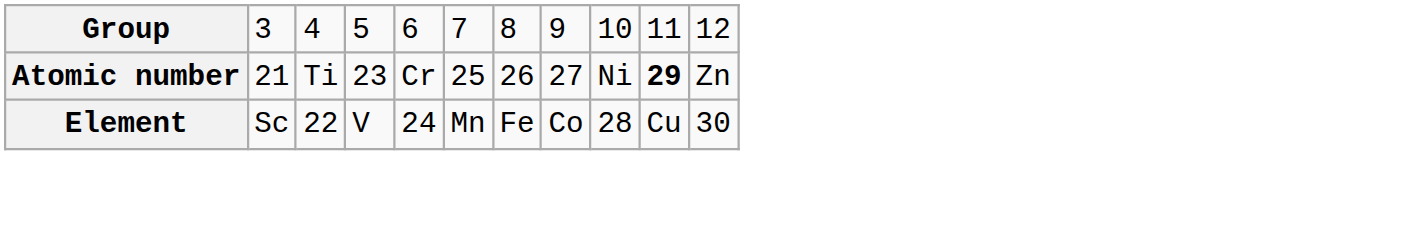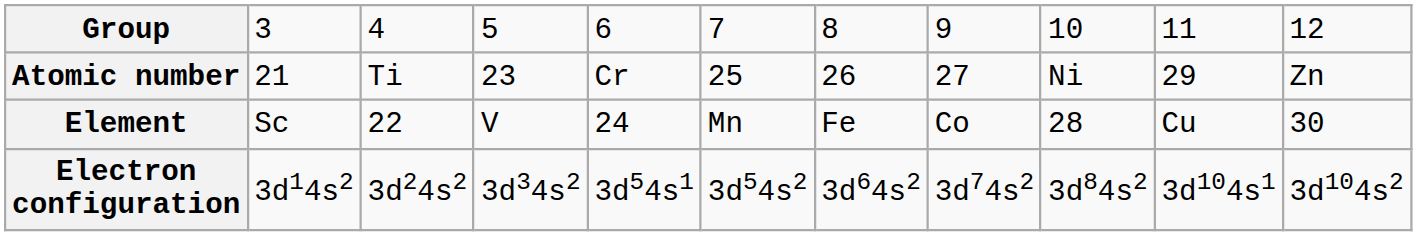(664, 77) bold -> (1179, 77) normal
+ row: (126, 189)
